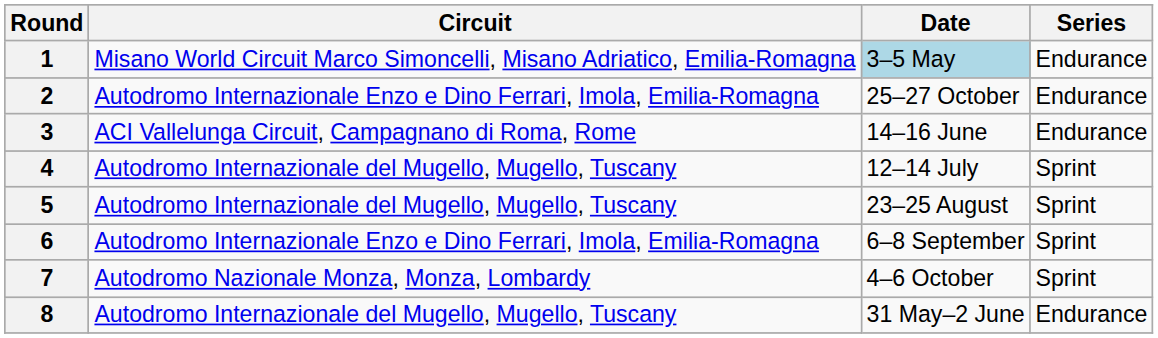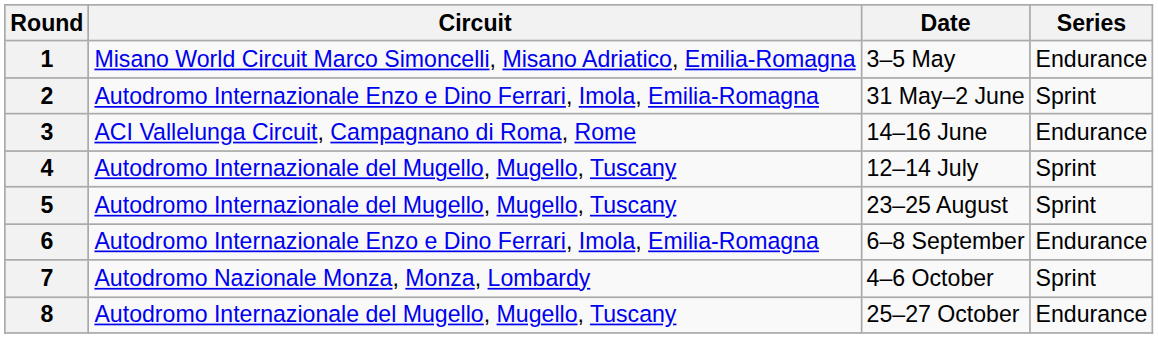(911, 59) lightblue background -> (911, 59) no background
(943, 96) 25–27 October -> (946, 96) 31 May–2 June
(1091, 96) Endurance -> (1066, 96) Sprint
(1066, 241) Sprint -> (1091, 241) Endurance
(946, 314) 31 May–2 June -> (943, 314) 25–27 October
